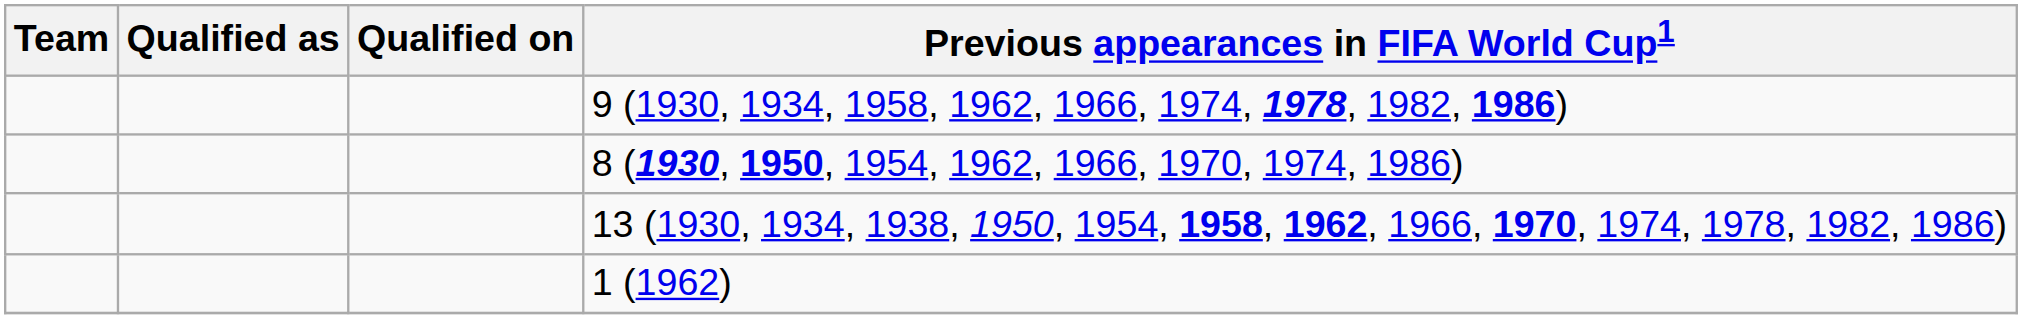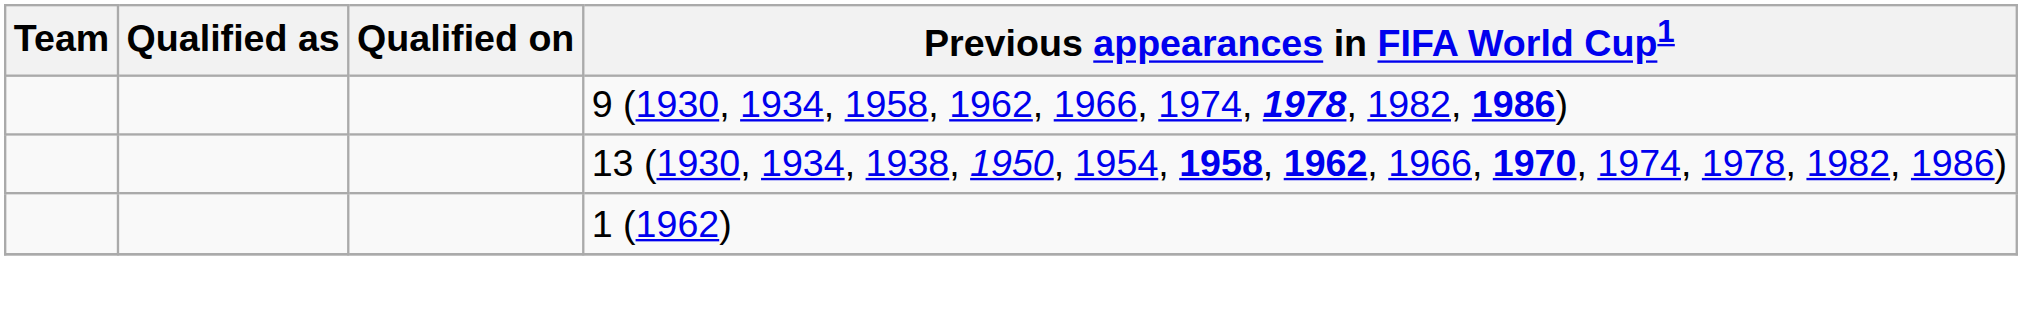- row: (1028, 163)
